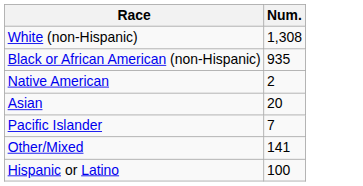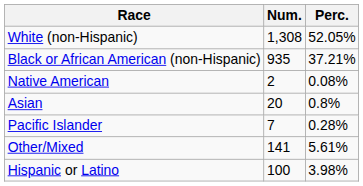+ column: (332, 15)
